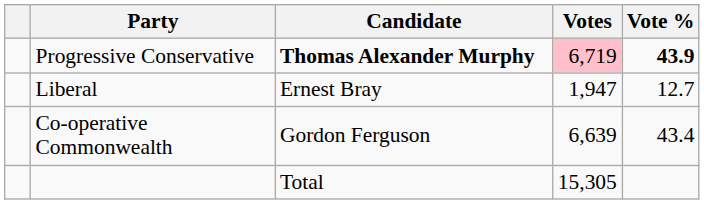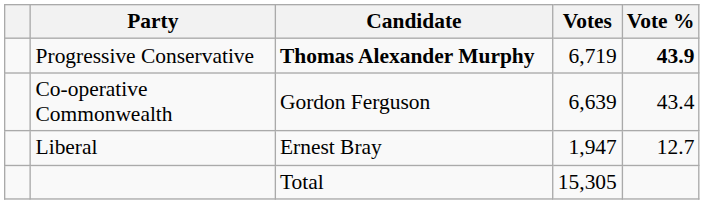(593, 55) pink background -> (593, 55) no background
rows swapped: (104, 135) <-> (67, 89)
